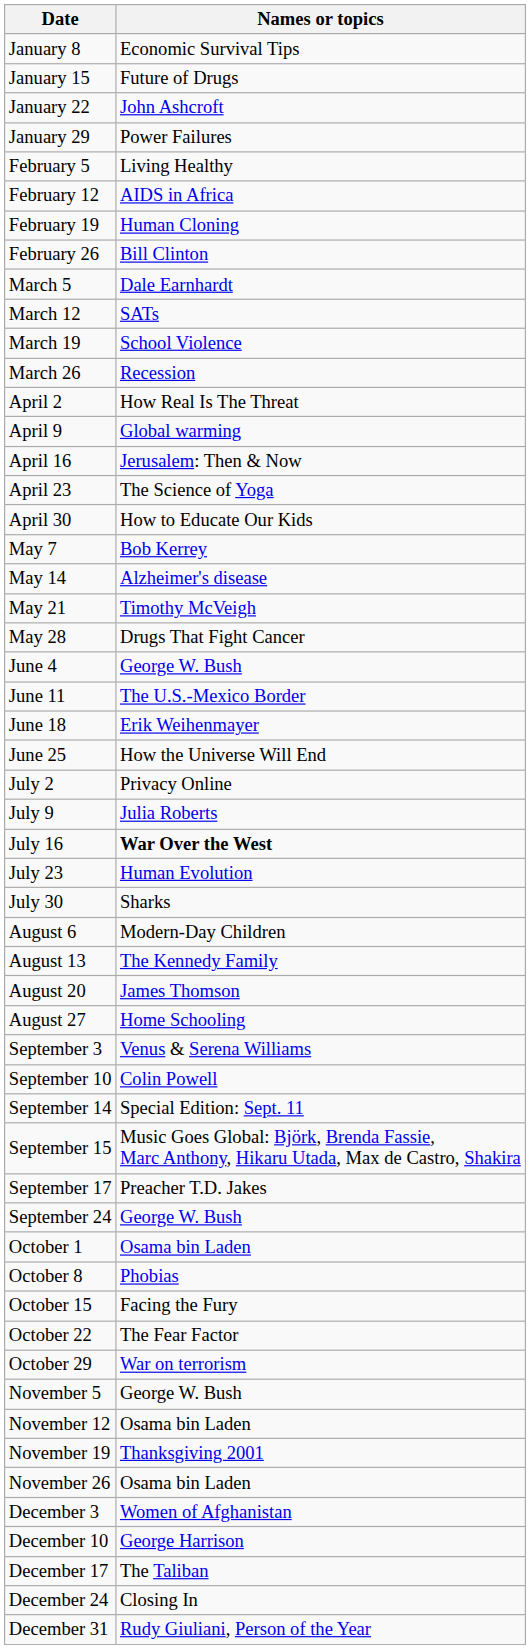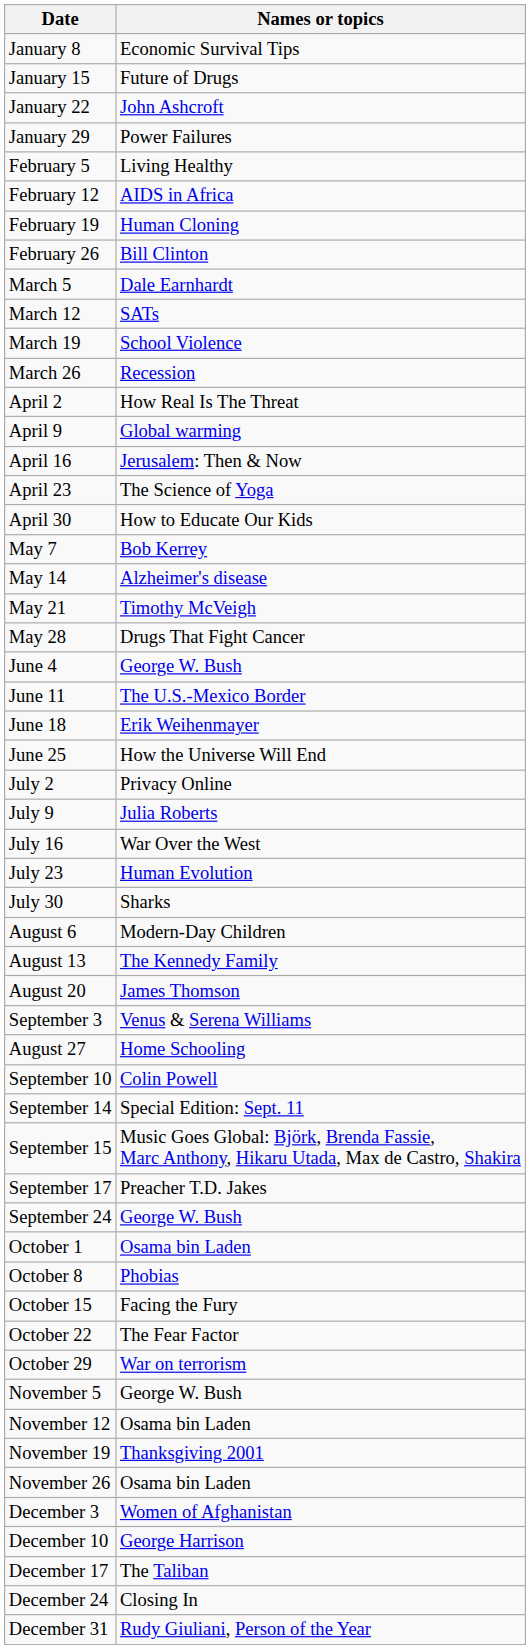(196, 843) bold -> (190, 843) normal
rows swapped: (47, 1020) <-> (56, 1049)
